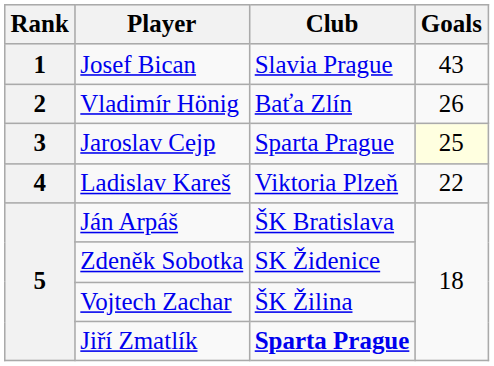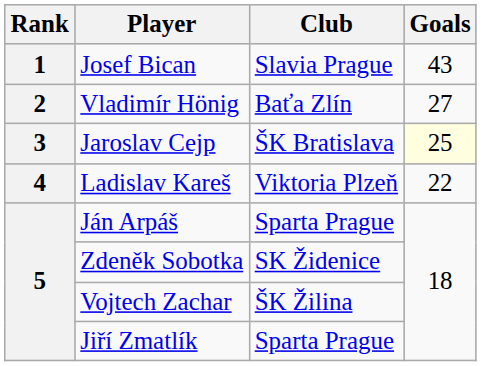(451, 103) 26 -> (440, 103) 27
(324, 143) Sparta Prague -> (324, 143) ŠK Bratislava
(324, 222) ŠK Bratislava -> (324, 222) Sparta Prague
(332, 340) bold -> (324, 340) normal
